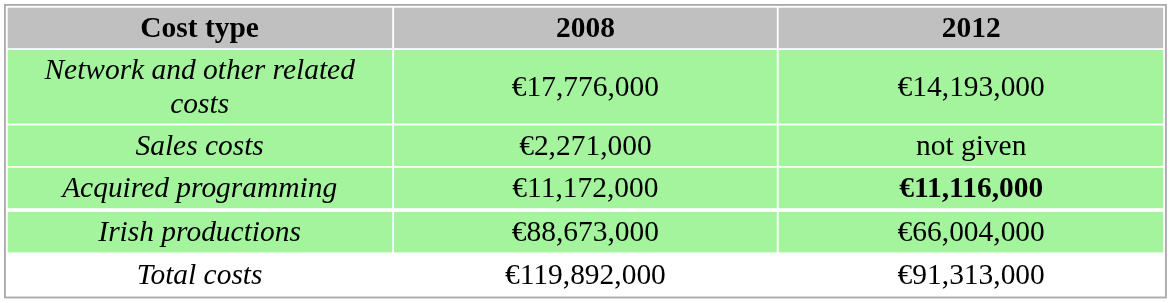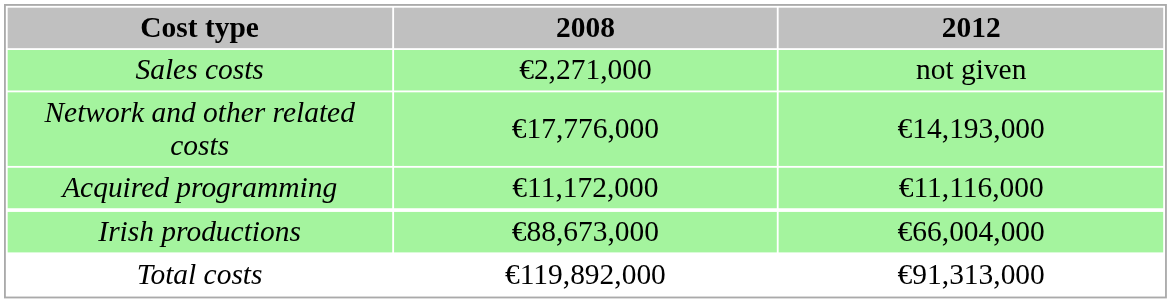rows swapped: (200, 86) <-> (200, 145)
(971, 187) bold -> (971, 187) normal
